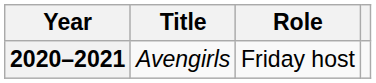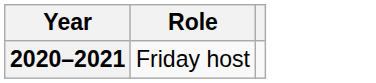- column: (183, 22)
